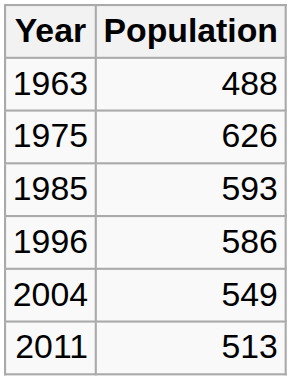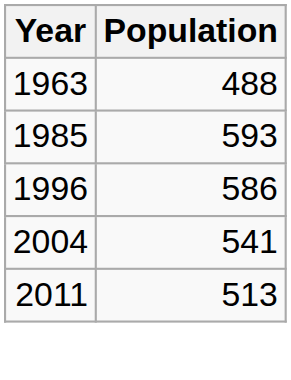- row: (50, 136)
(250, 294) 549 -> (250, 242) 541
